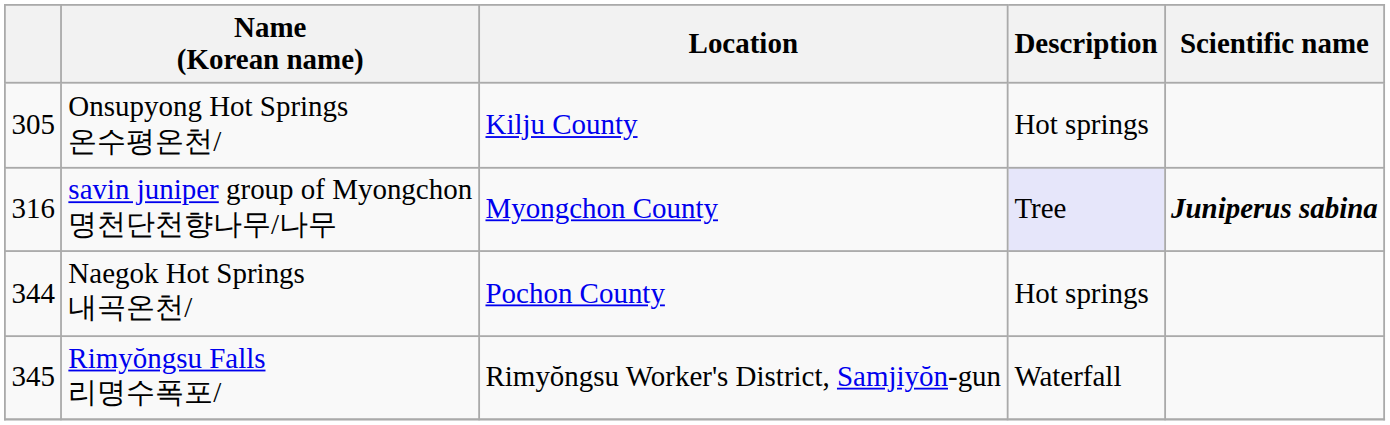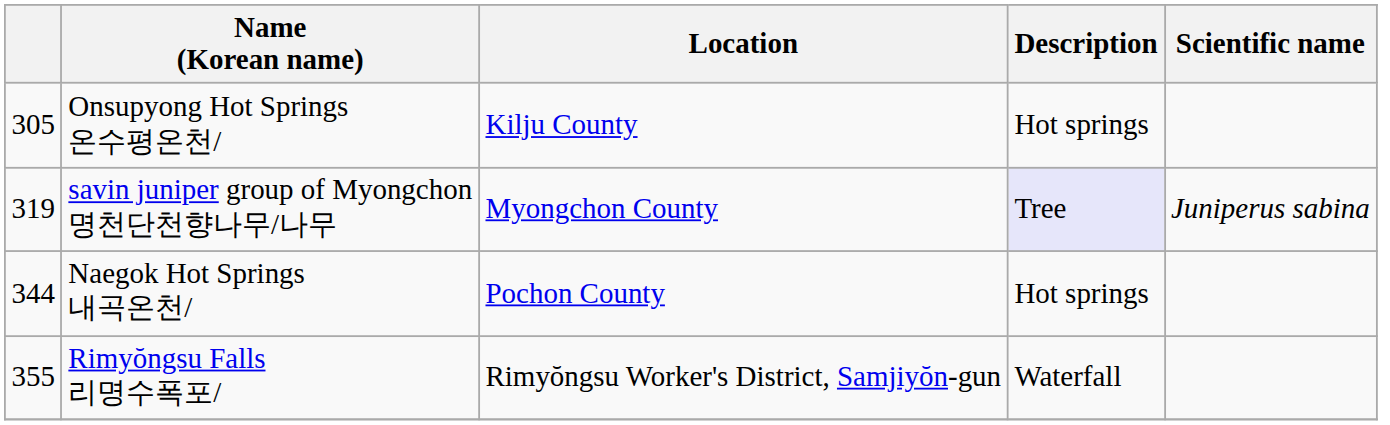(33, 208) 316 -> (33, 208) 319
(1274, 208) bold -> (1270, 208) normal
(33, 376) 345 -> (33, 376) 355
